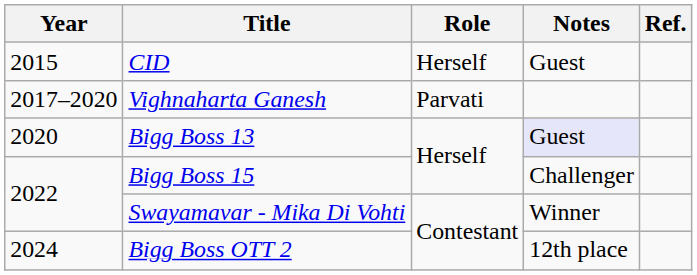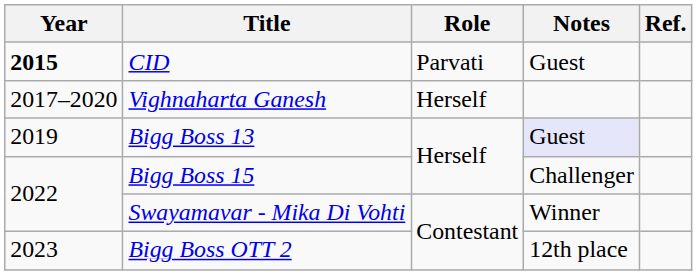(34, 61) normal -> (34, 61) bold
(451, 61) Herself -> (450, 61) Parvati
(450, 99) Parvati -> (451, 99) Herself
(34, 136) 2020 -> (34, 136) 2019
(34, 250) 2024 -> (34, 250) 2023
